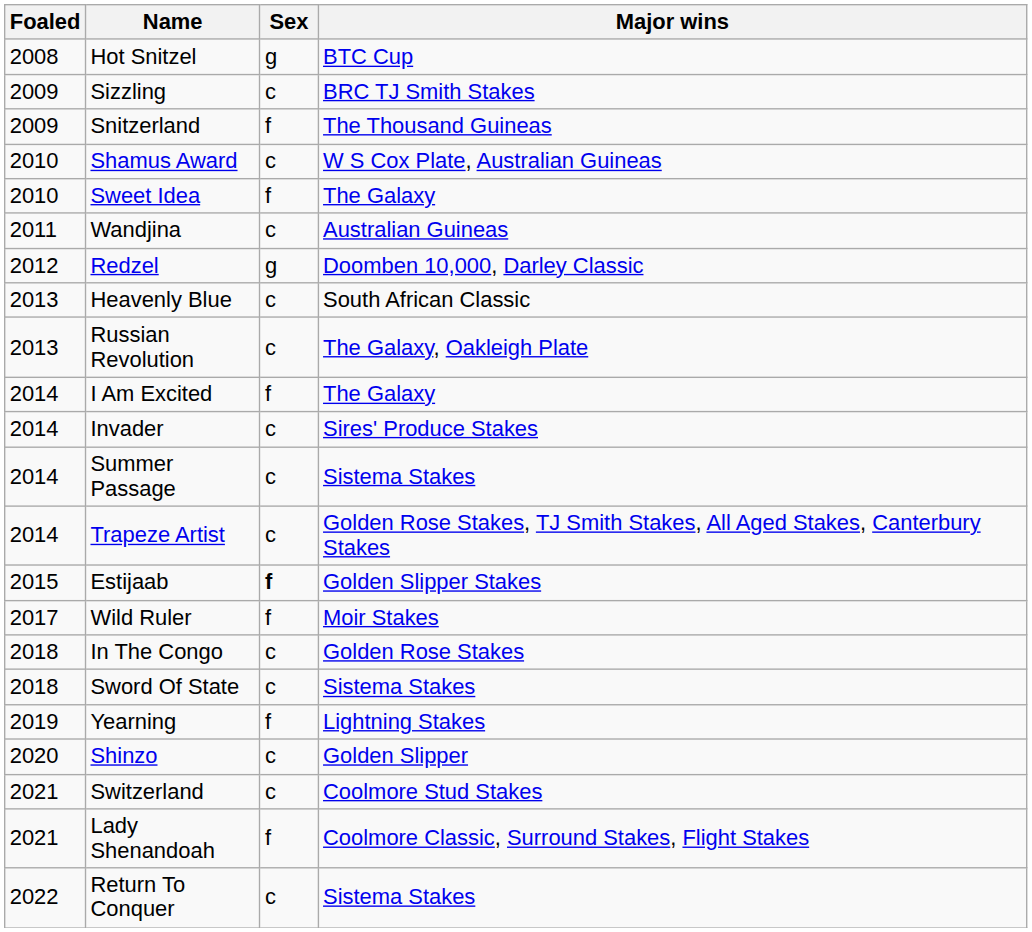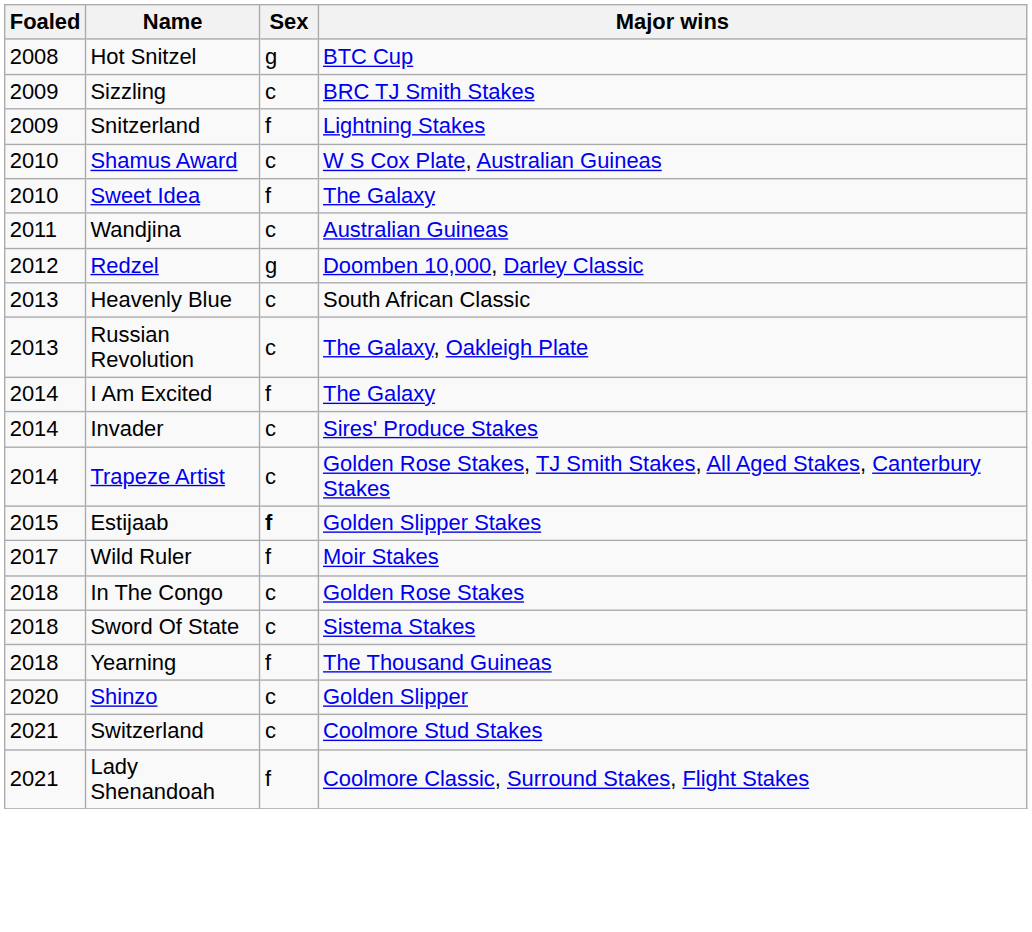(437, 126) The Thousand Guineas -> (404, 126) Lightning Stakes
- row: (133, 476)
(34, 721) 2019 -> (34, 662) 2018
(404, 721) Lightning Stakes -> (437, 662) The Thousand Guineas
- row: (138, 897)
